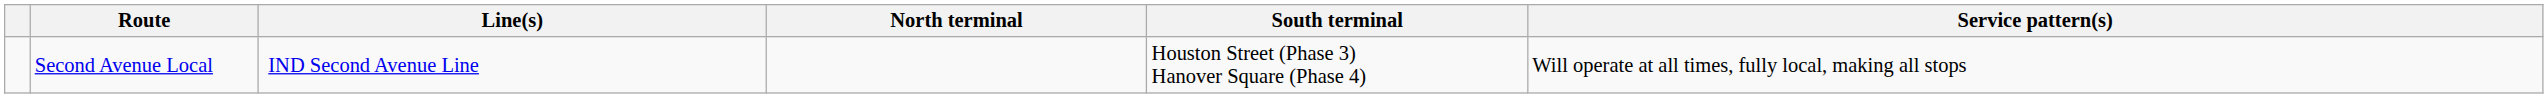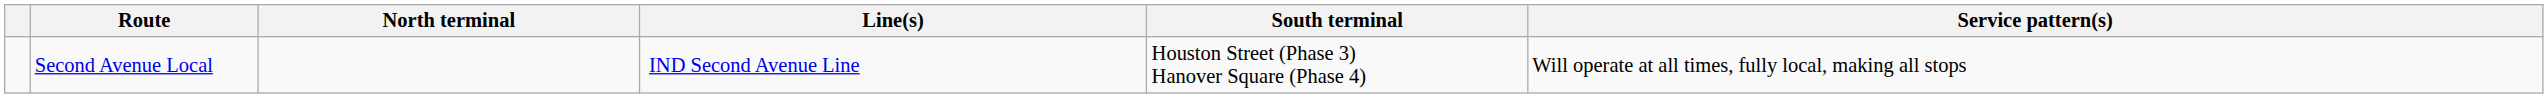columns swapped: (512, 20) <-> (957, 20)
